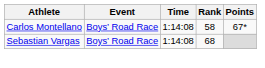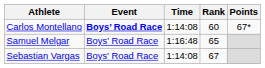(122, 27) normal -> (124, 27) bold
(210, 27) 58 -> (214, 27) 60
+ row: (38, 42)
(210, 42) 68 -> (214, 56) 67
